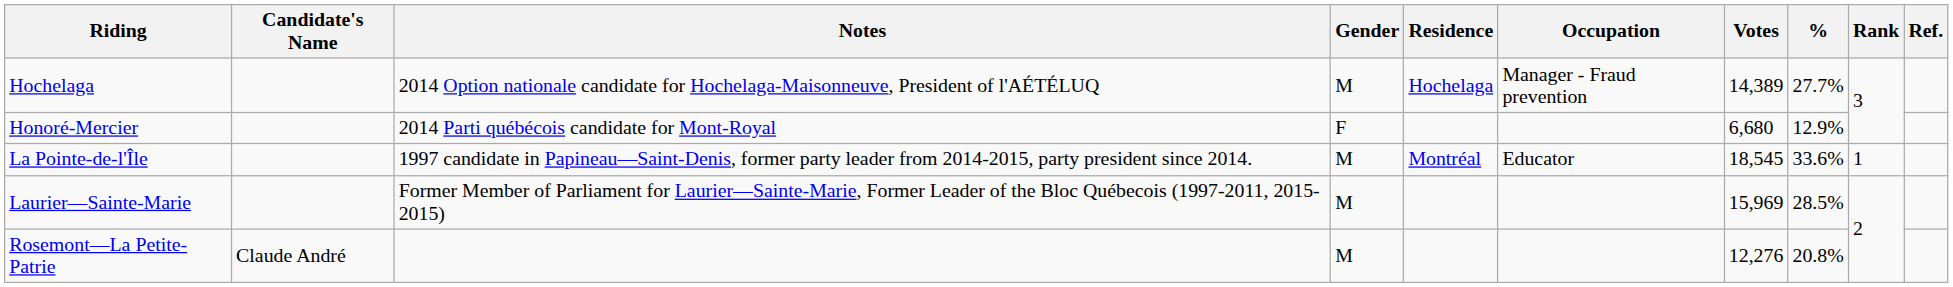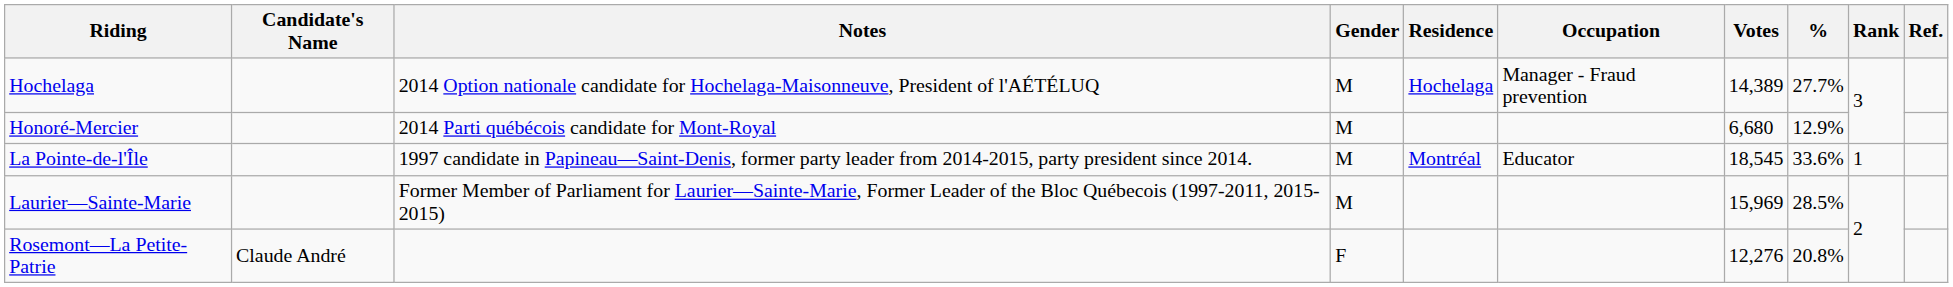(1341, 127) F -> (1344, 127) M
(1344, 255) M -> (1341, 255) F
